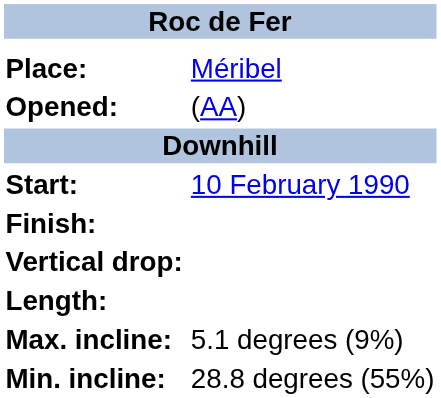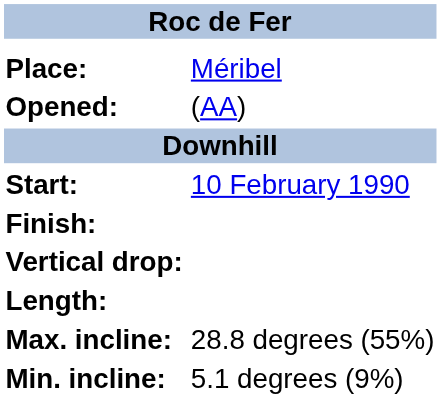(297, 340) 5.1 degrees (9%) -> (313, 340) 28.8 degrees (55%)
(313, 378) 28.8 degrees (55%) -> (297, 378) 5.1 degrees (9%)
